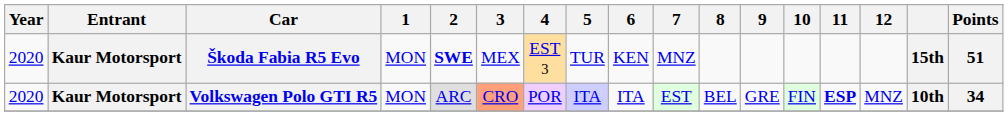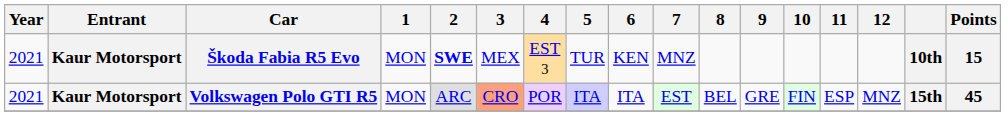(26, 58) 2020 -> (26, 58) 2021
(928, 58) 15th -> (926, 58) 10th
(975, 58) 51 -> (973, 58) 15
(26, 97) 2020 -> (26, 97) 2021
(840, 97) bold -> (839, 97) normal
(928, 97) 10th -> (926, 97) 15th
(975, 97) 34 -> (973, 97) 45
